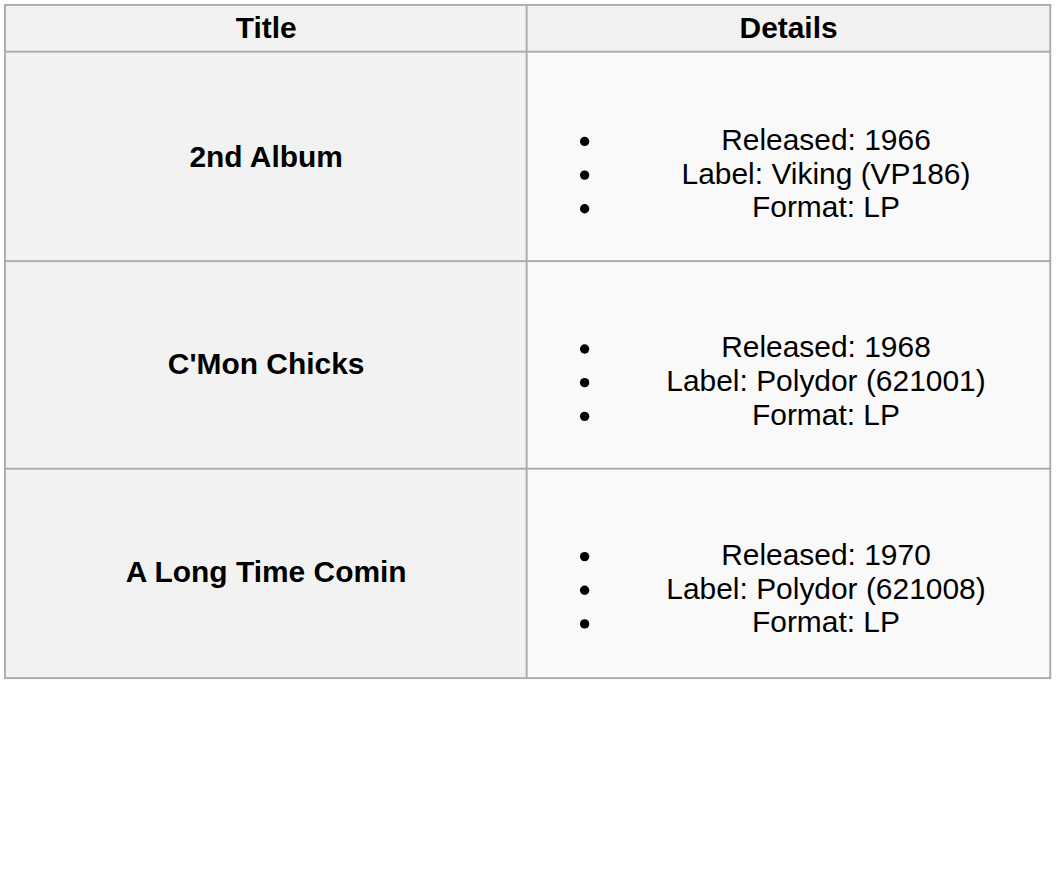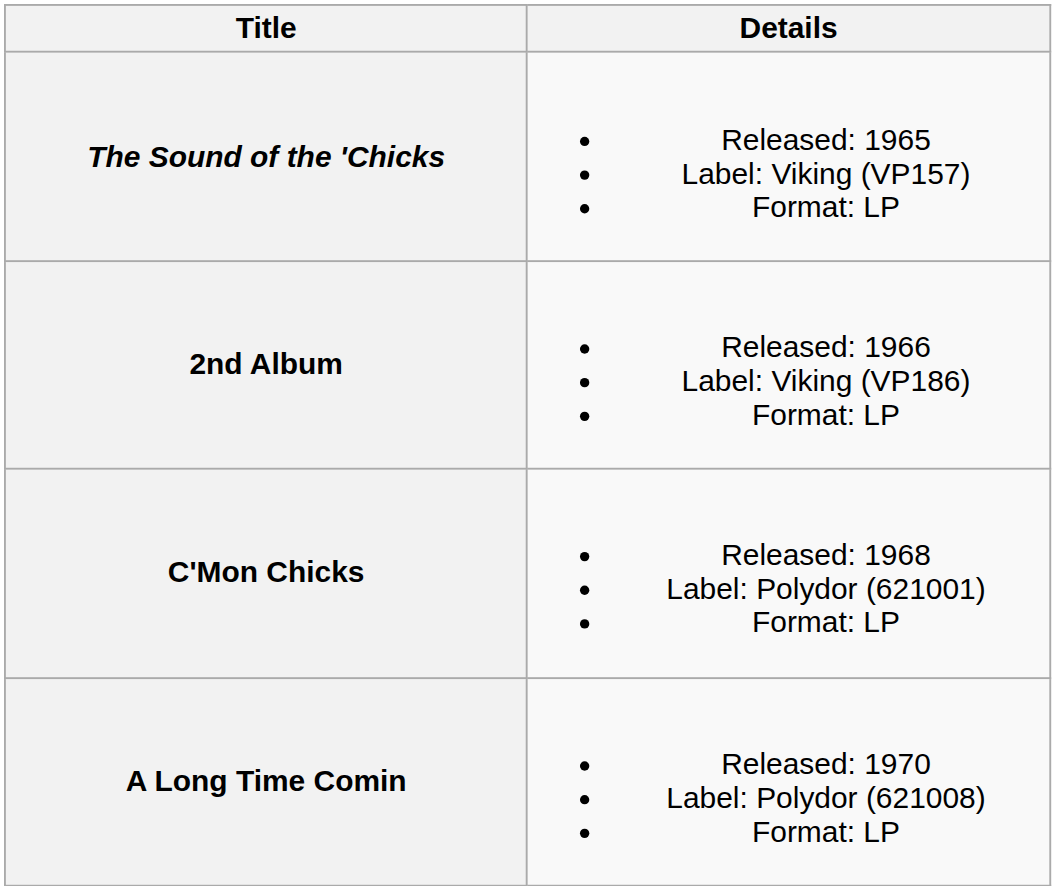+ row: (266, 156)
